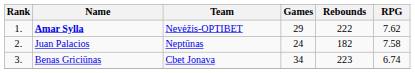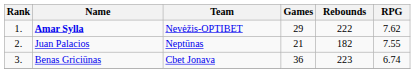(298, 44) 24 -> (298, 44) 21
(392, 44) 7.58 -> (392, 44) 7.55
(298, 60) 34 -> (298, 60) 36
